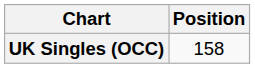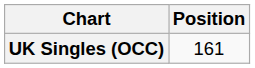(209, 48) 158 -> (209, 48) 161
